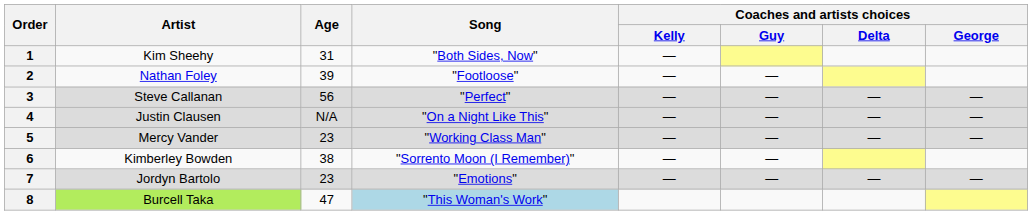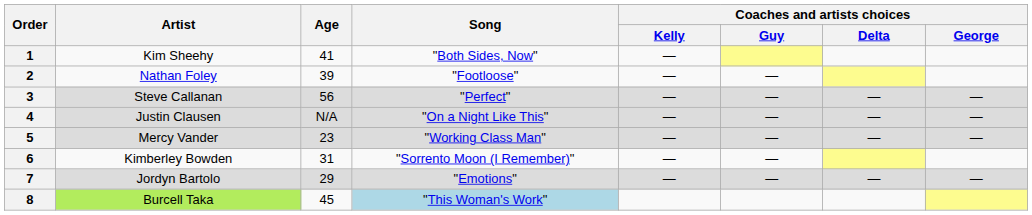(327, 55) 31 -> (327, 55) 41
(327, 158) 38 -> (327, 158) 31
(327, 179) 23 -> (327, 179) 29
(327, 199) 47 -> (327, 199) 45
